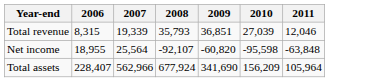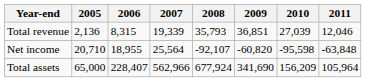+ column: (90, 13)
